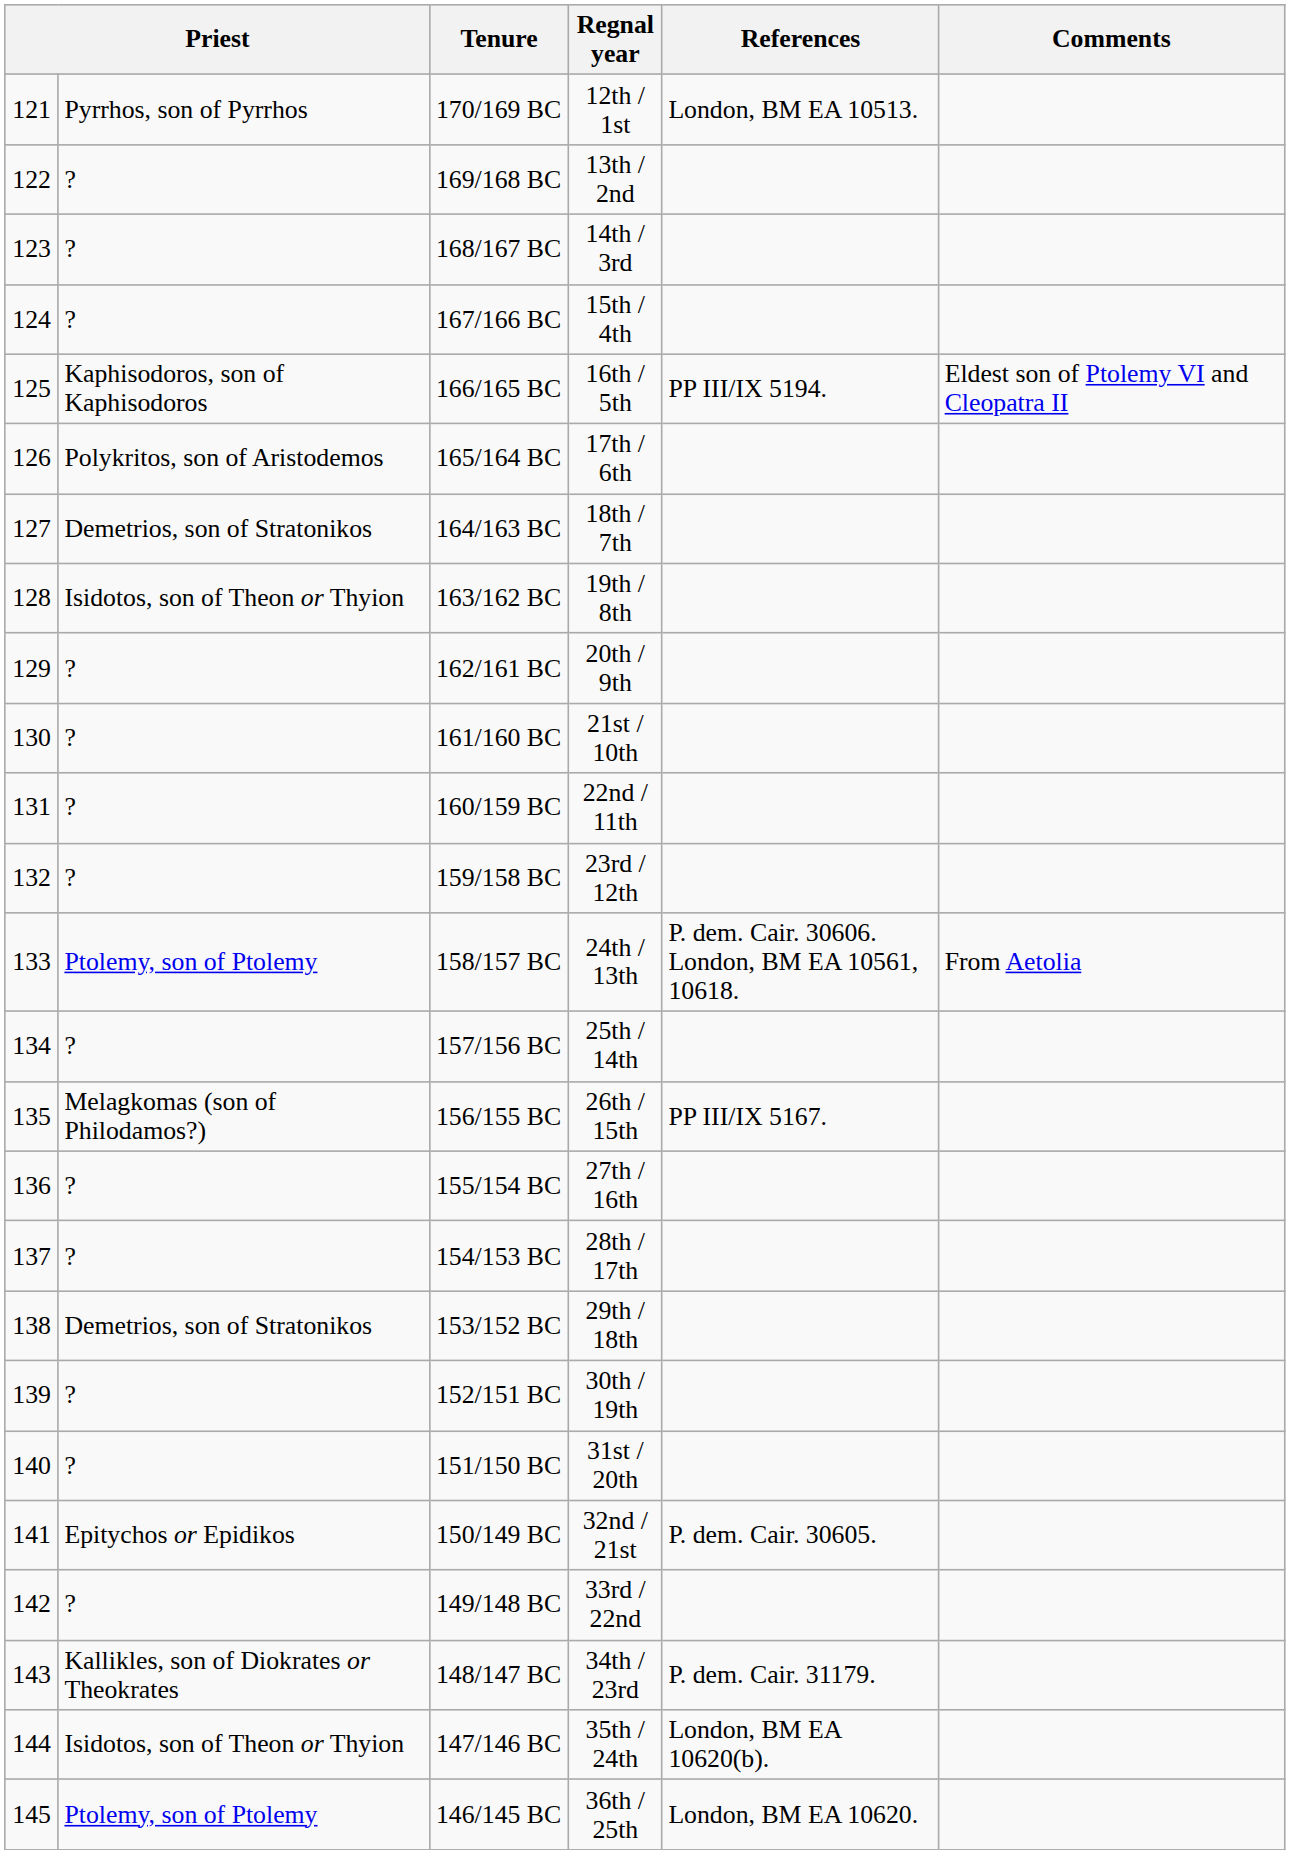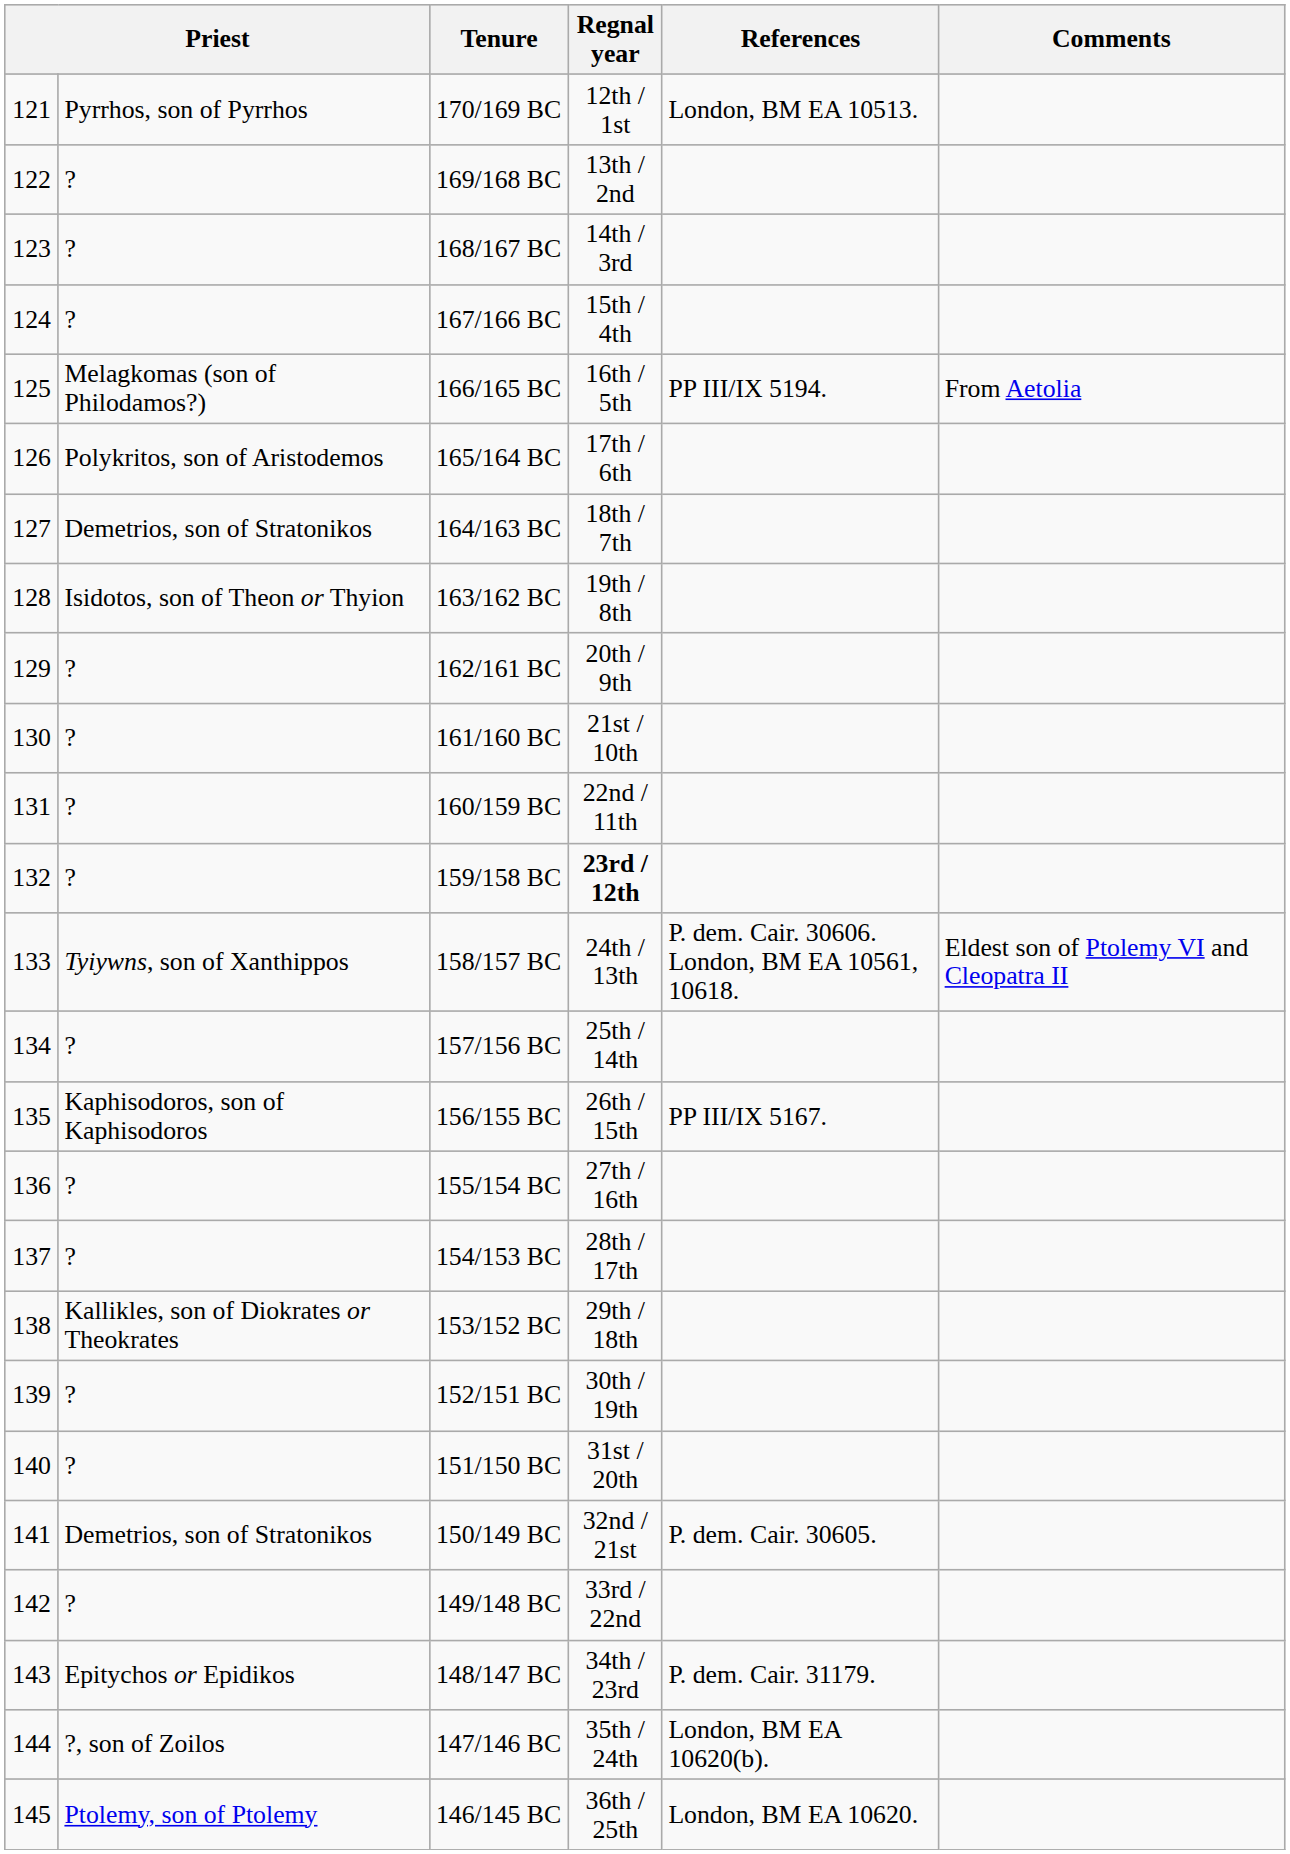(174, 388) Kaphisodoros, son of Kaphisodoros -> (170, 388) Melagkomas (son of Philodamos?)
(1096, 388) Eldest son of Ptolemy VI and Cleopatra II -> (1013, 388) From Aetolia
(615, 877) normal -> (615, 877) bold
(191, 961) Ptolemy, son of Ptolemy -> (207, 961) Tyiywns, son of Xanthippos
(1013, 961) From Aetolia -> (1096, 961) Eldest son of Ptolemy VI and Cleopatra II
(170, 1115) Melagkomas (son of Philodamos?) -> (174, 1115) Kaphisodoros, son of Kaphisodoros
(218, 1325) Demetrios, son of Stratonikos -> (217, 1325) Kallikles, son of Diokrates or Theokrates
(180, 1534) Epitychos or Epidikos -> (218, 1534) Demetrios, son of Stratonikos
(217, 1674) Kallikles, son of Diokrates or Theokrates -> (180, 1674) Epitychos or Epidikos
(234, 1744) Isidotos, son of Theon or Thyion -> (145, 1744) ?, son of Zoilos
